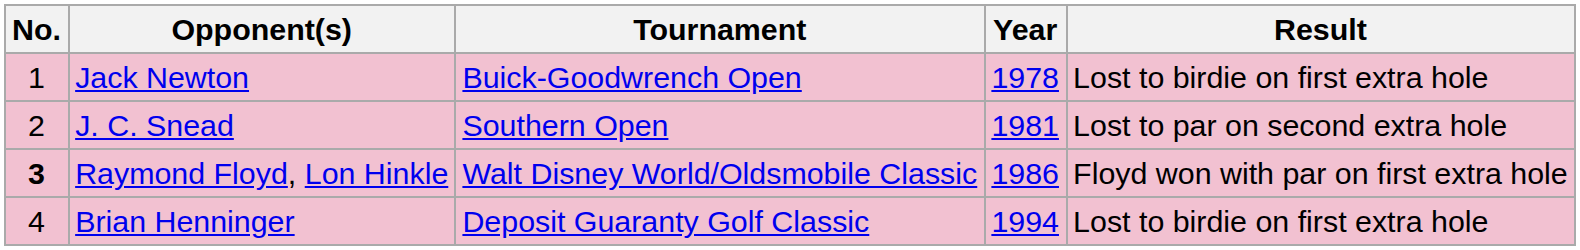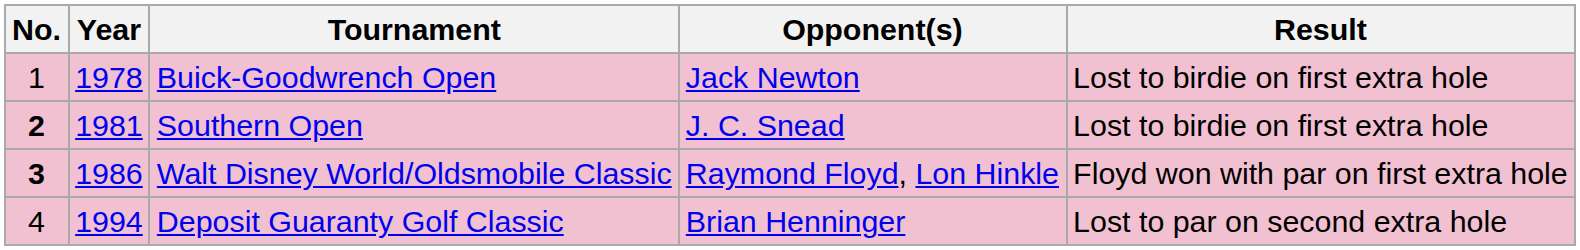columns swapped: (1025, 29) <-> (262, 29)
(37, 126) normal -> (37, 126) bold
(1290, 126) Lost to par on second extra hole -> (1281, 126) Lost to birdie on first extra hole
(1281, 222) Lost to birdie on first extra hole -> (1290, 222) Lost to par on second extra hole
